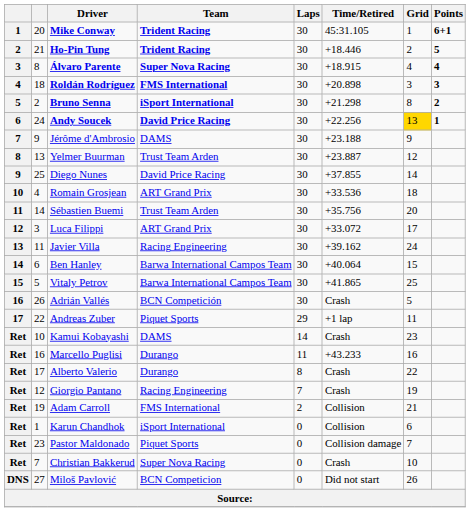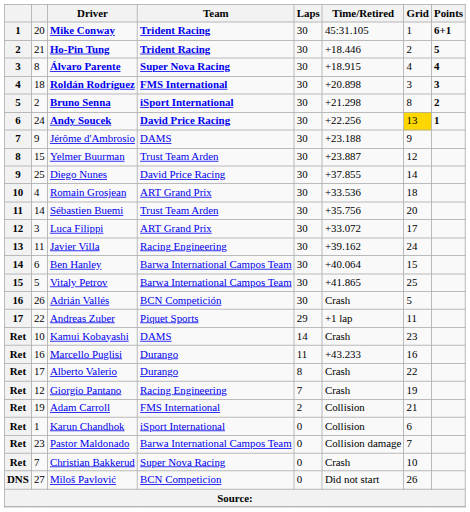(39, 156) 13 -> (39, 156) 15
(169, 443) Piquet Sports -> (216, 443) Barwa International Campos Team
